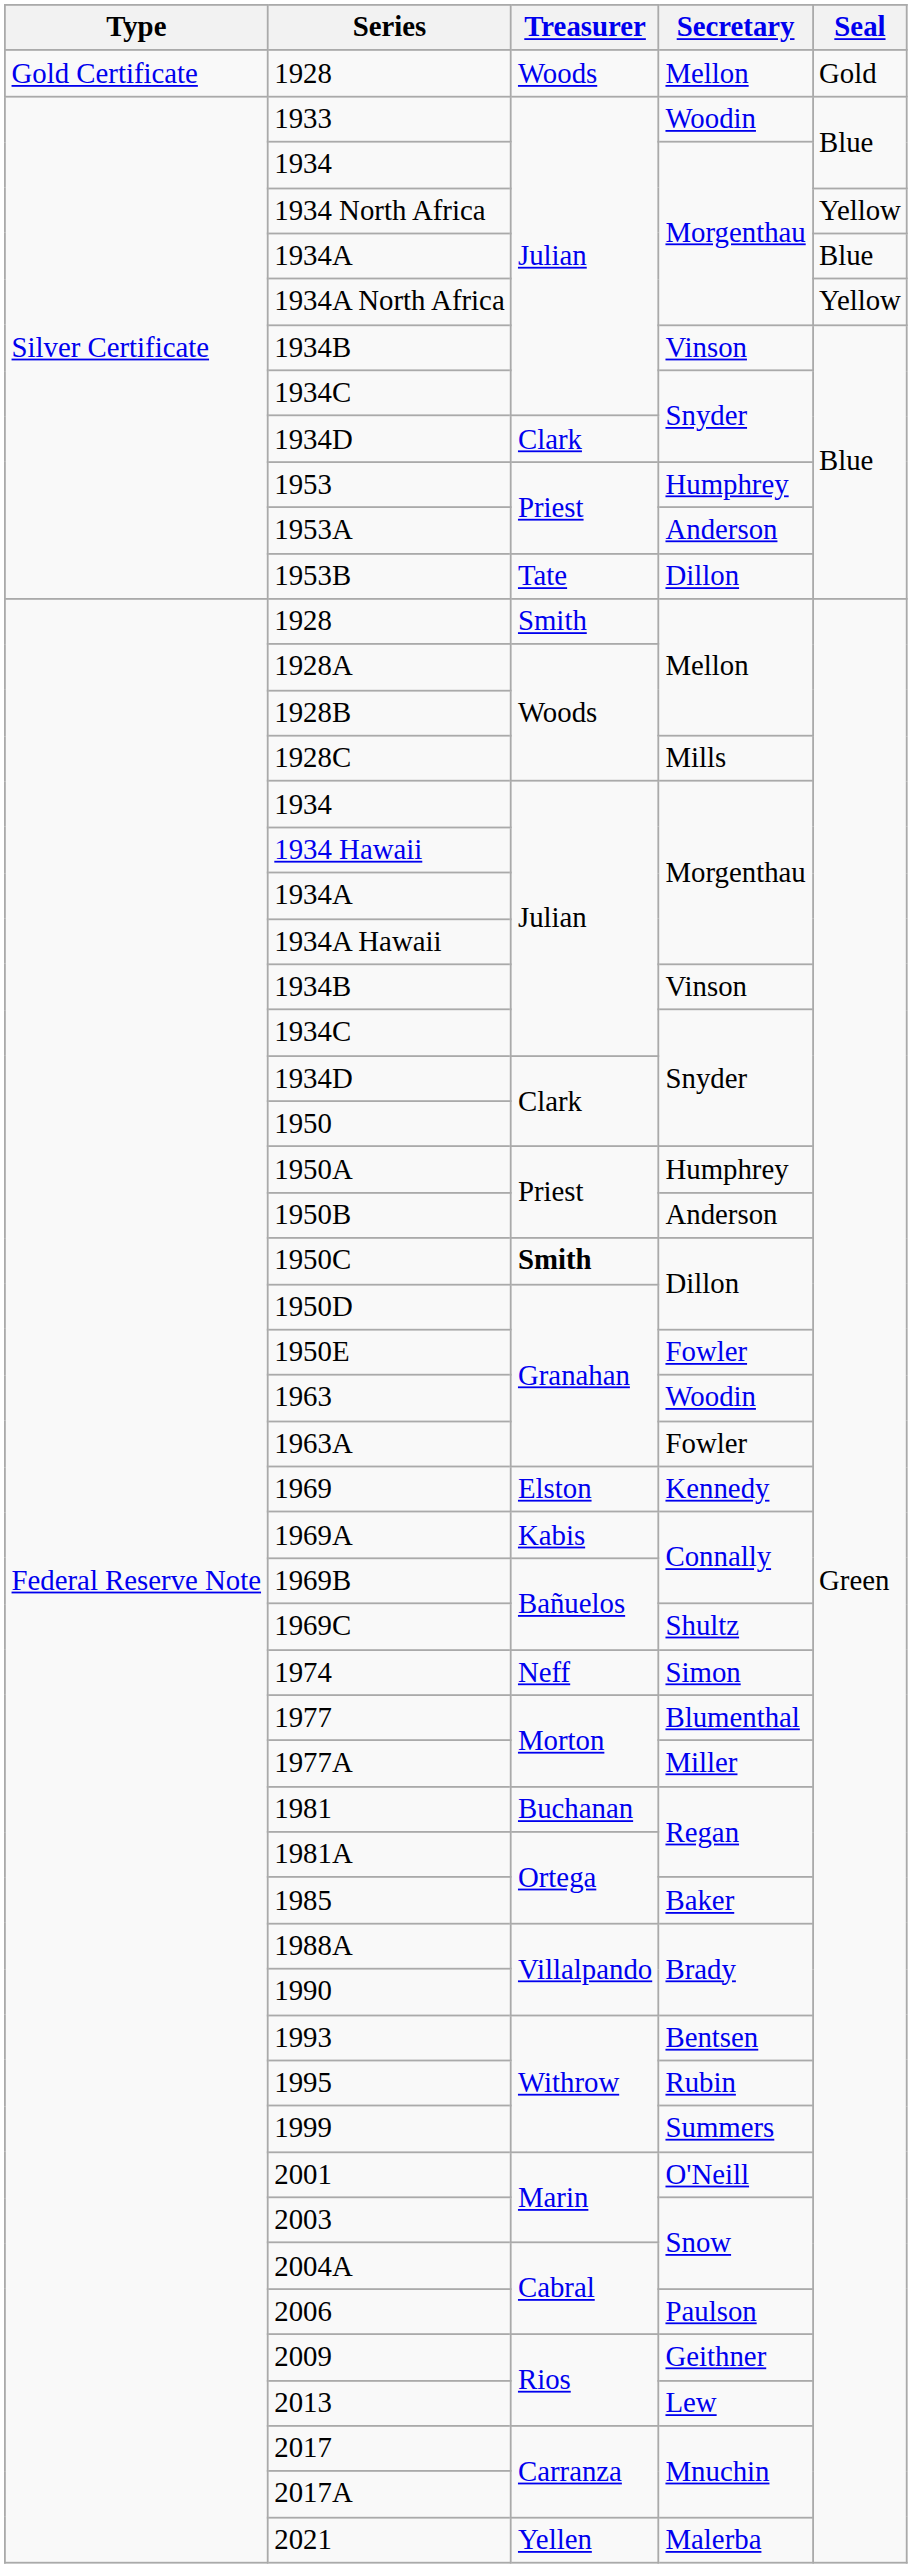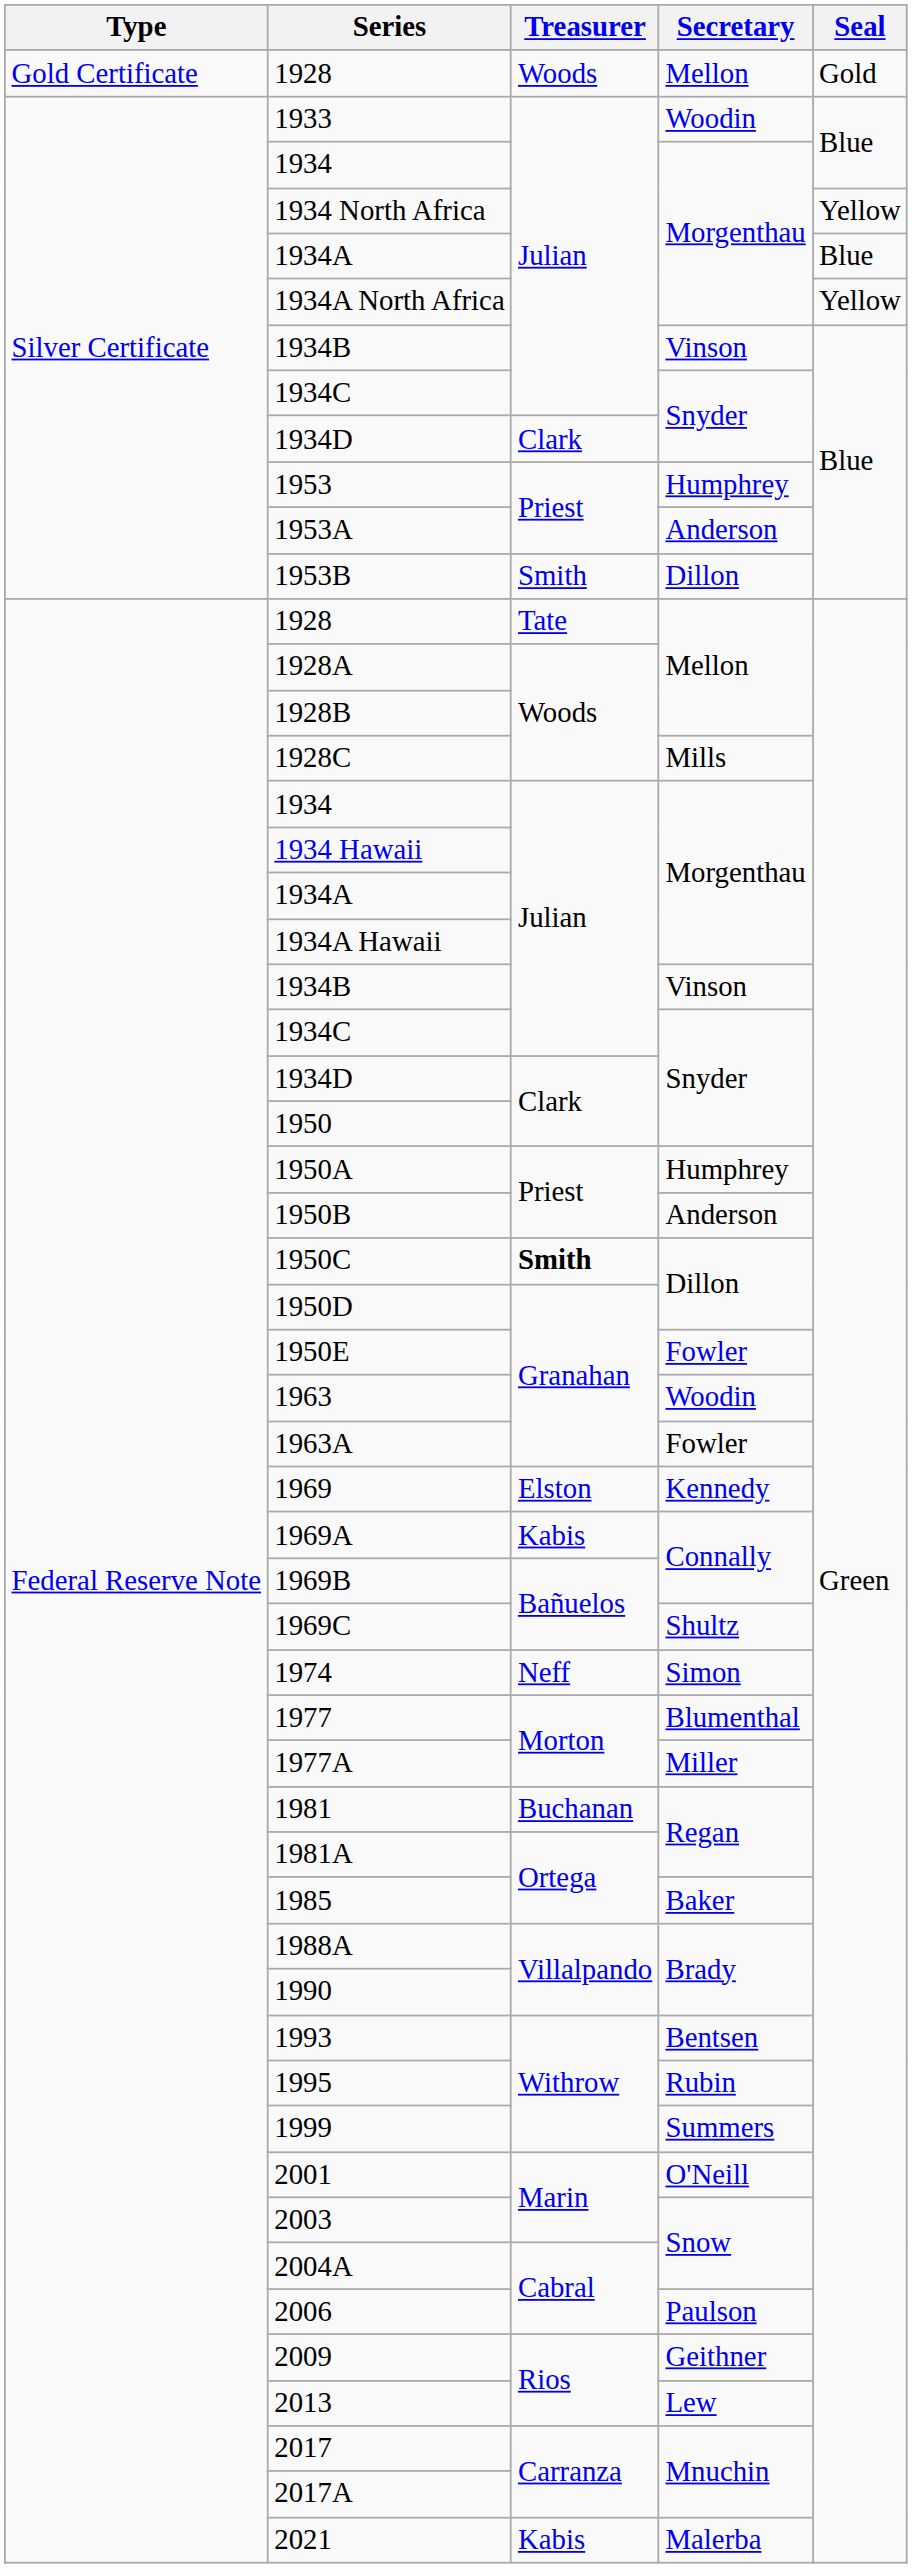(543, 575) Tate -> (552, 575) Smith
(552, 621) Smith -> (543, 621) Tate
(555, 2539) Yellen -> (552, 2539) Kabis
